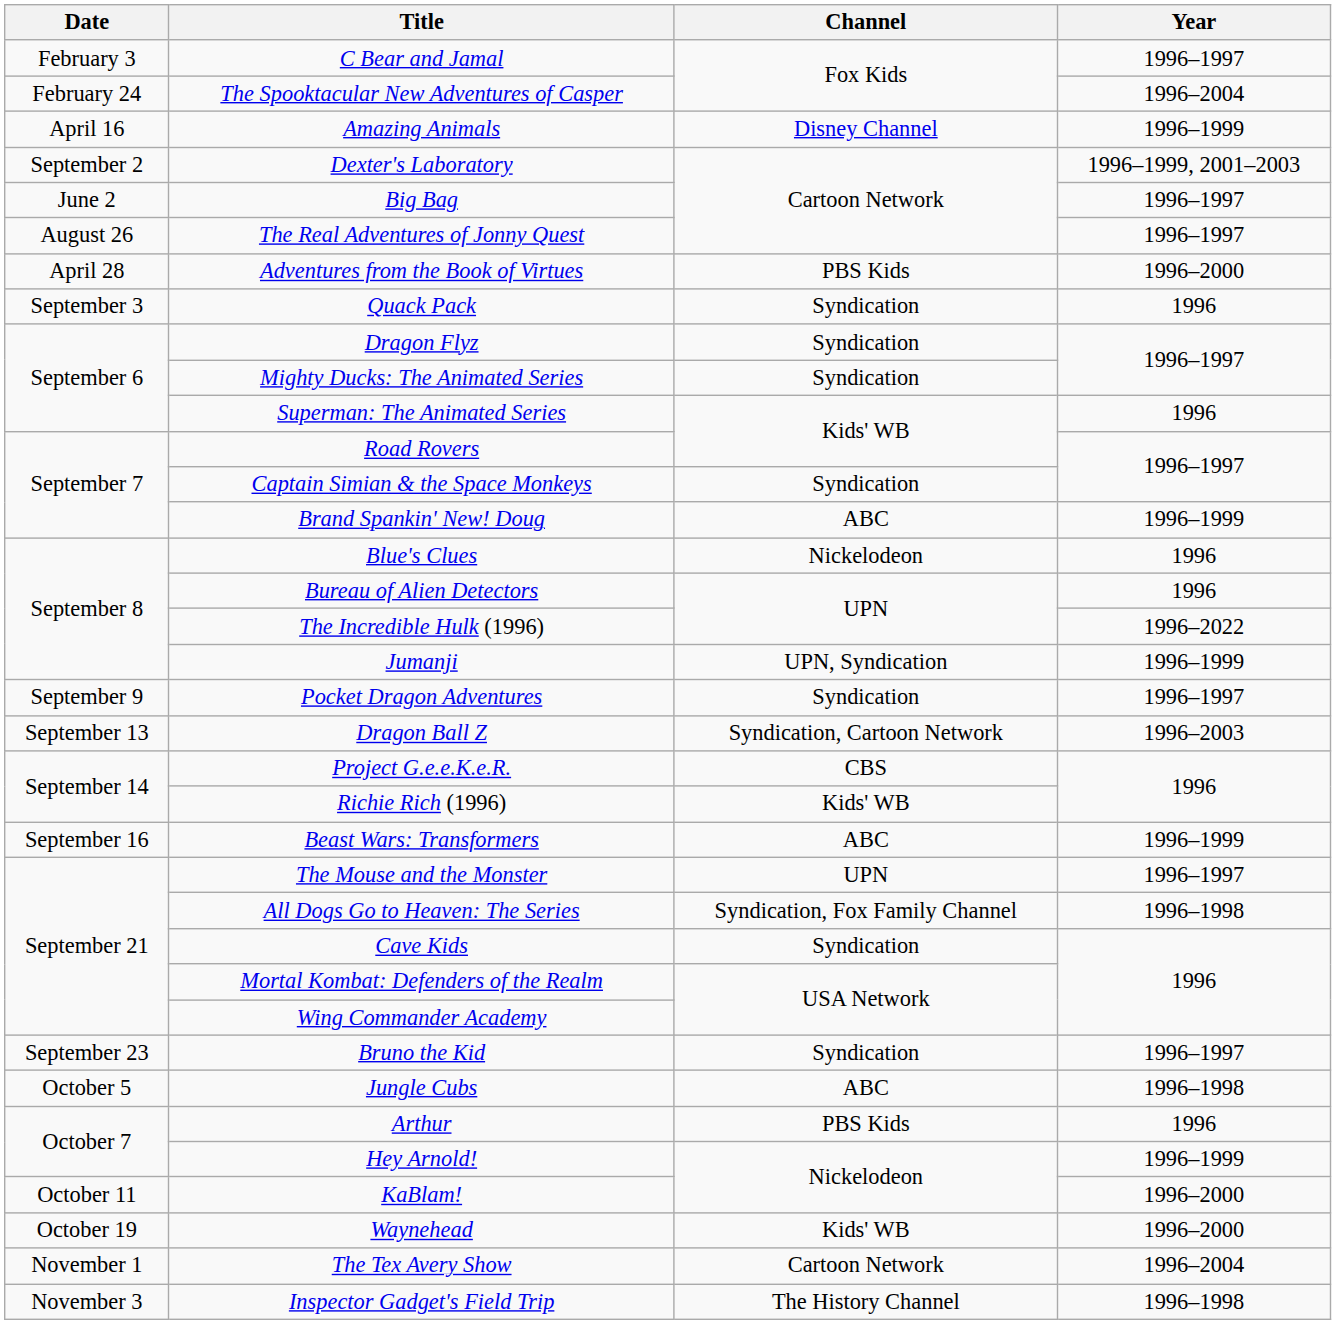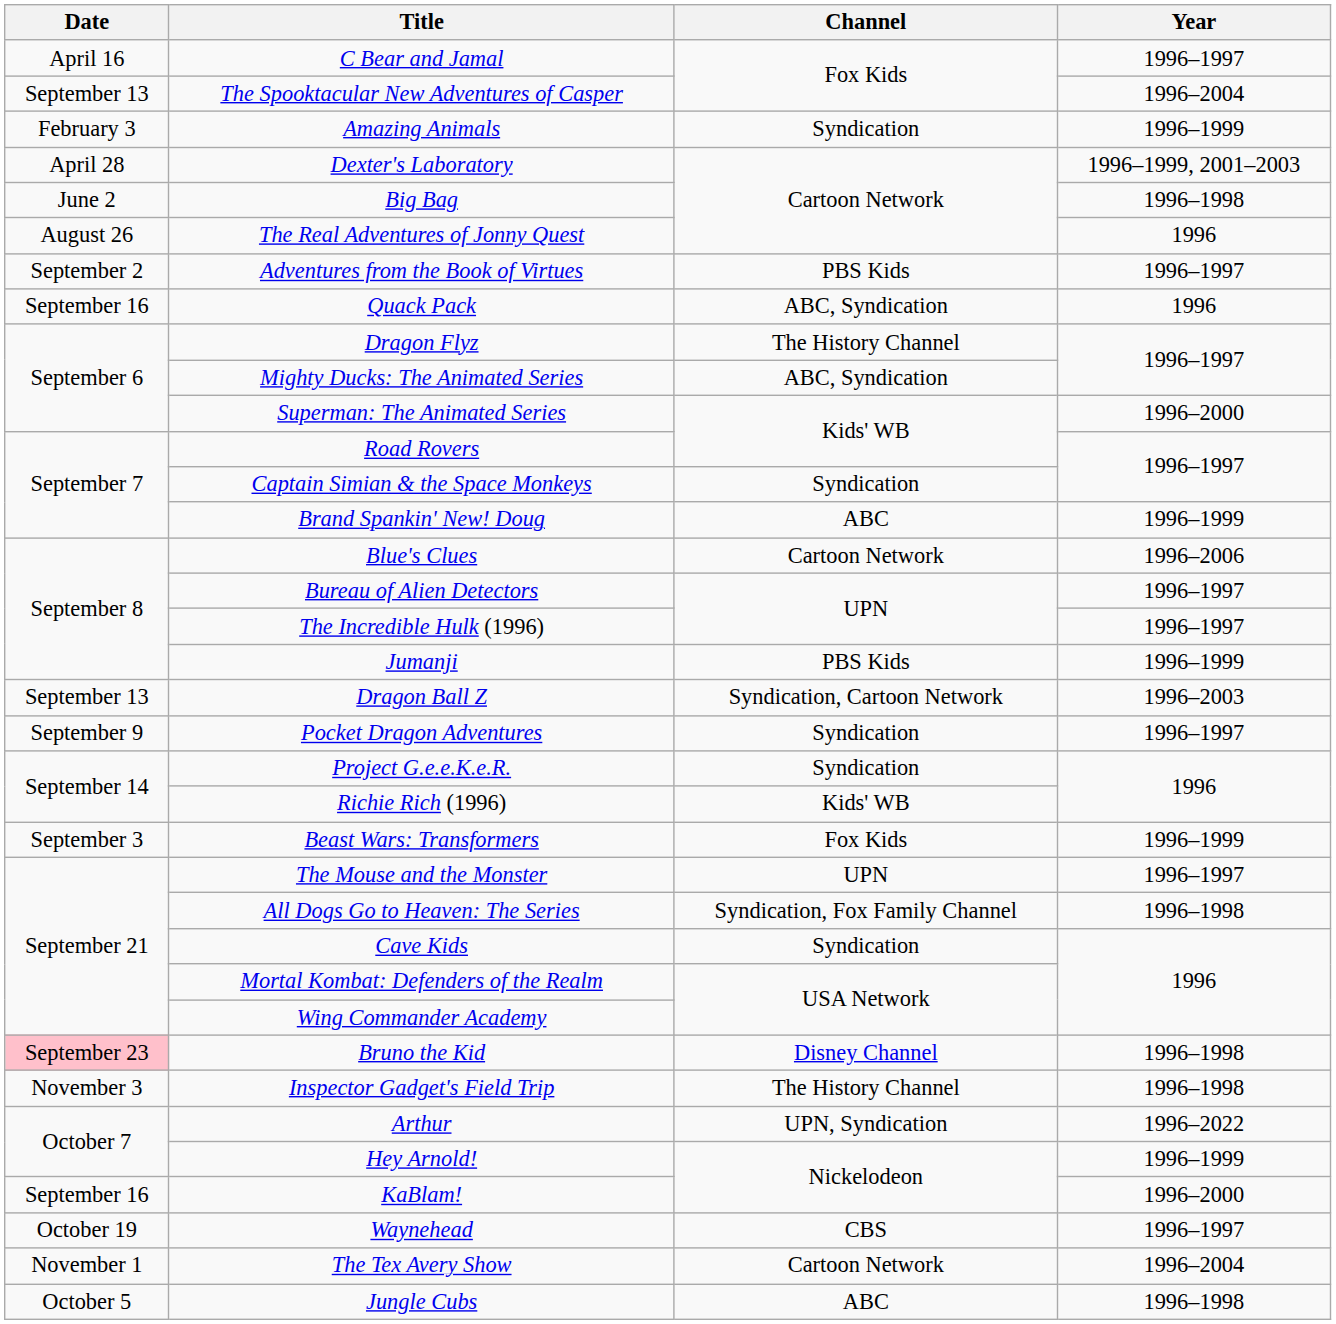(87, 57) February 3 -> (87, 57) April 16
(87, 93) February 24 -> (87, 93) September 13
(87, 128) April 16 -> (87, 128) February 3
(866, 128) Disney Channel -> (866, 128) Syndication
(87, 164) September 2 -> (87, 164) April 28
(1194, 199) 1996–1997 -> (1194, 199) 1996–1998
(1194, 235) 1996–1997 -> (1194, 235) 1996
(87, 270) April 28 -> (87, 270) September 2
(1194, 270) 1996–2000 -> (1194, 270) 1996–1997
(87, 306) September 3 -> (87, 306) September 16
(866, 306) Syndication -> (866, 306) ABC, Syndication
(866, 341) Syndication -> (866, 341) The History Channel
(866, 377) Syndication -> (866, 377) ABC, Syndication
(1194, 413) 1996 -> (1194, 413) 1996–2000
(866, 555) Nickelodeon -> (866, 555) Cartoon Network
(1194, 555) 1996 -> (1194, 555) 1996–2006
(1194, 590) 1996 -> (1194, 590) 1996–1997
(1194, 626) 1996–2022 -> (1194, 626) 1996–1997
(866, 661) UPN, Syndication -> (866, 661) PBS Kids
rows swapped: (422, 697) <-> (422, 732)
(866, 768) CBS -> (866, 768) Syndication
(87, 839) September 16 -> (87, 839) September 3
(866, 839) ABC -> (866, 839) Fox Kids
(87, 1052) no background -> (87, 1052) pink background
(866, 1052) Syndication -> (866, 1052) Disney Channel
(1194, 1052) 1996–1997 -> (1194, 1052) 1996–1998
rows swapped: (422, 1088) <-> (422, 1301)
(866, 1123) PBS Kids -> (866, 1123) UPN, Syndication
(1194, 1123) 1996 -> (1194, 1123) 1996–2022
(87, 1194) October 11 -> (87, 1194) September 16
(866, 1230) Kids' WB -> (866, 1230) CBS
(1194, 1230) 1996–2000 -> (1194, 1230) 1996–1997
